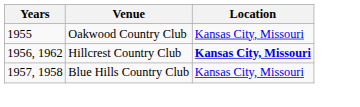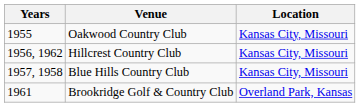(253, 53) bold -> (294, 53) normal
+ row: (151, 92)
